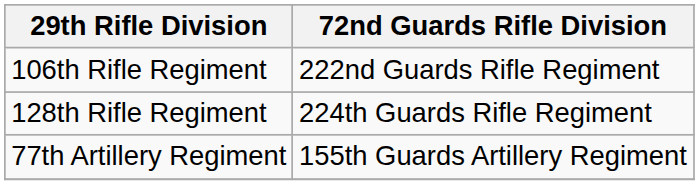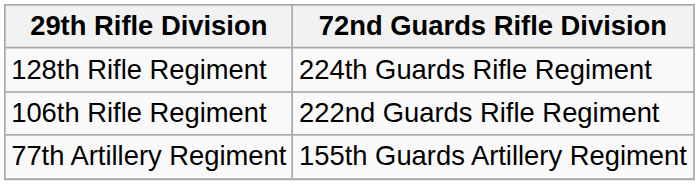rows swapped: (139, 69) <-> (139, 112)
